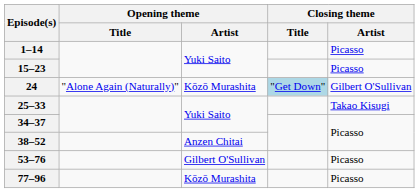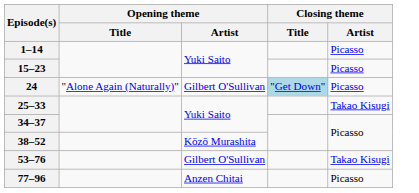(220, 87) Kōzō Murashita -> (225, 87) Gilbert O'Sullivan
(371, 87) Gilbert O'Sullivan -> (347, 87) Picasso
(213, 142) Anzen Chitai -> (220, 142) Kōzō Murashita
(347, 160) Picasso -> (360, 160) Takao Kisugi
(220, 178) Kōzō Murashita -> (213, 178) Anzen Chitai
